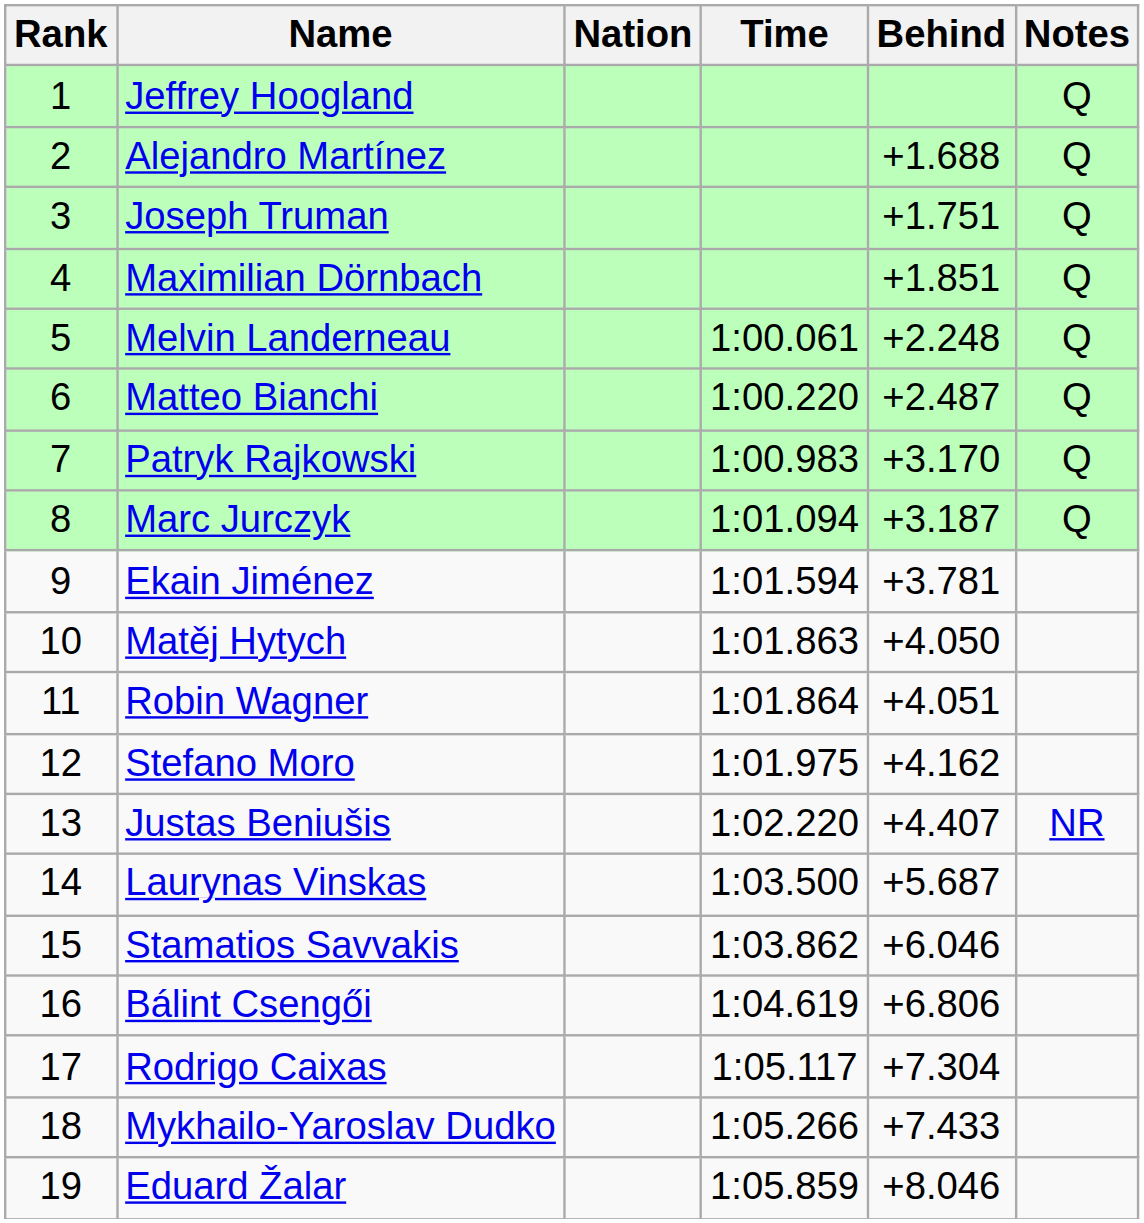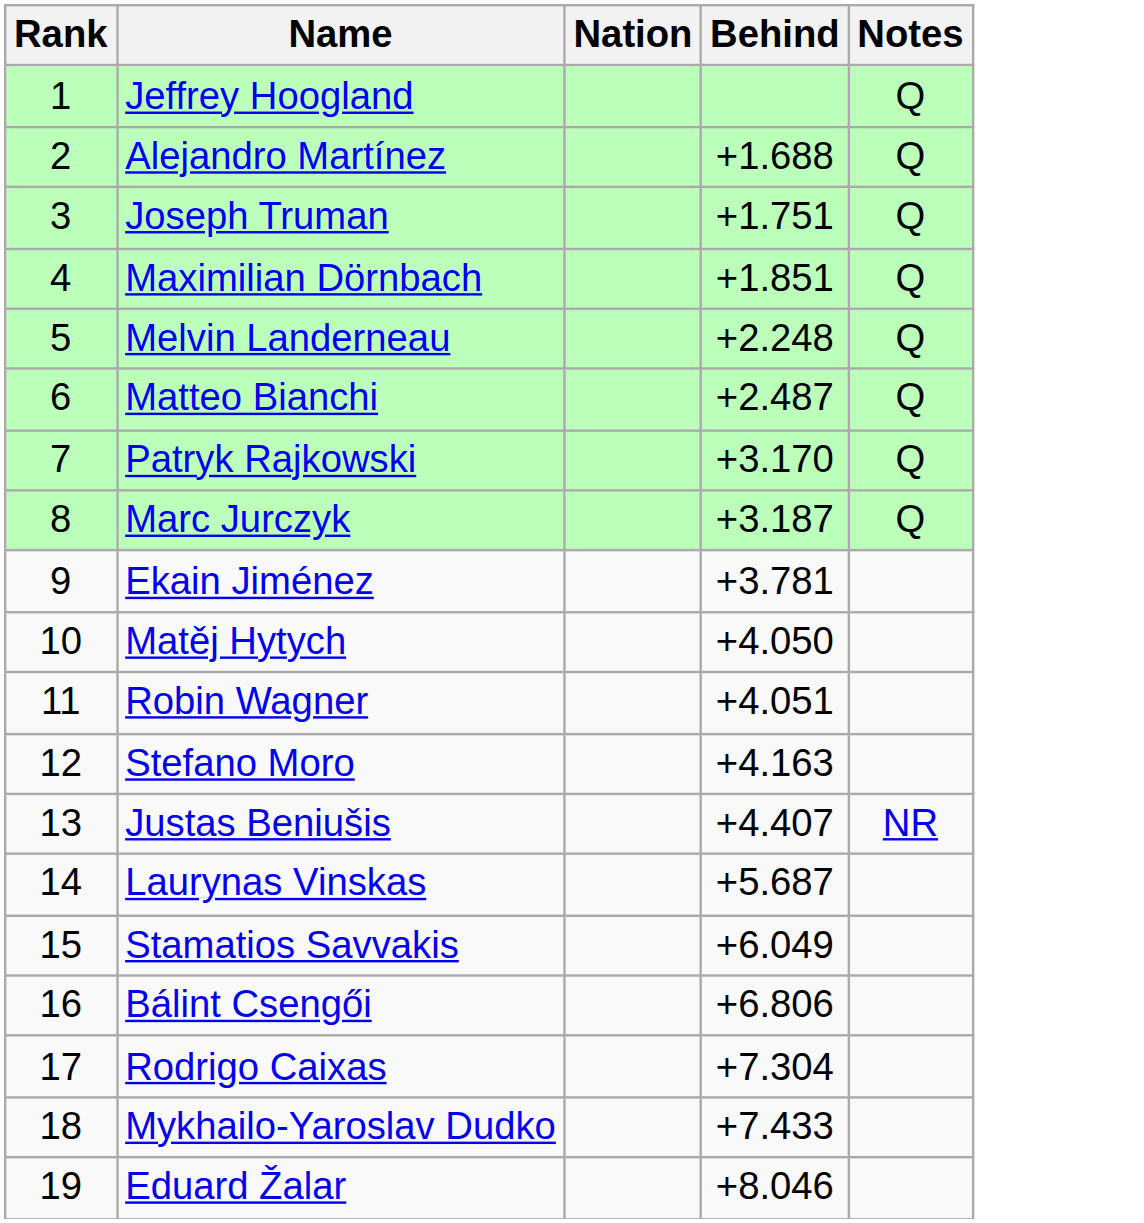- column: (785, 34)
(941, 762) +4.162 -> (775, 762) +4.163
(941, 944) +6.046 -> (775, 944) +6.049
